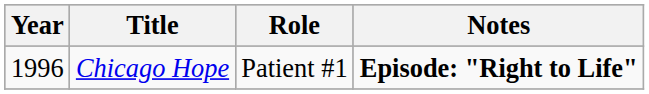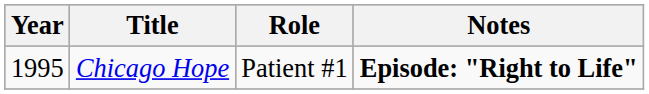(37, 67) 1996 -> (37, 67) 1995
